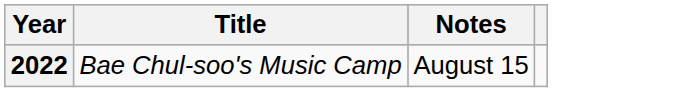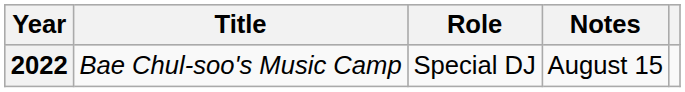+ column: (475, 24)
